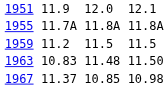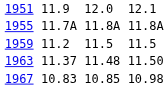(59, 61) 10.83 -> (59, 61) 11.37
(59, 79) 11.37 -> (59, 79) 10.83
